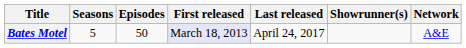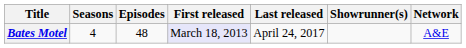(93, 33) 5 -> (93, 33) 4
(142, 33) 50 -> (142, 33) 48
